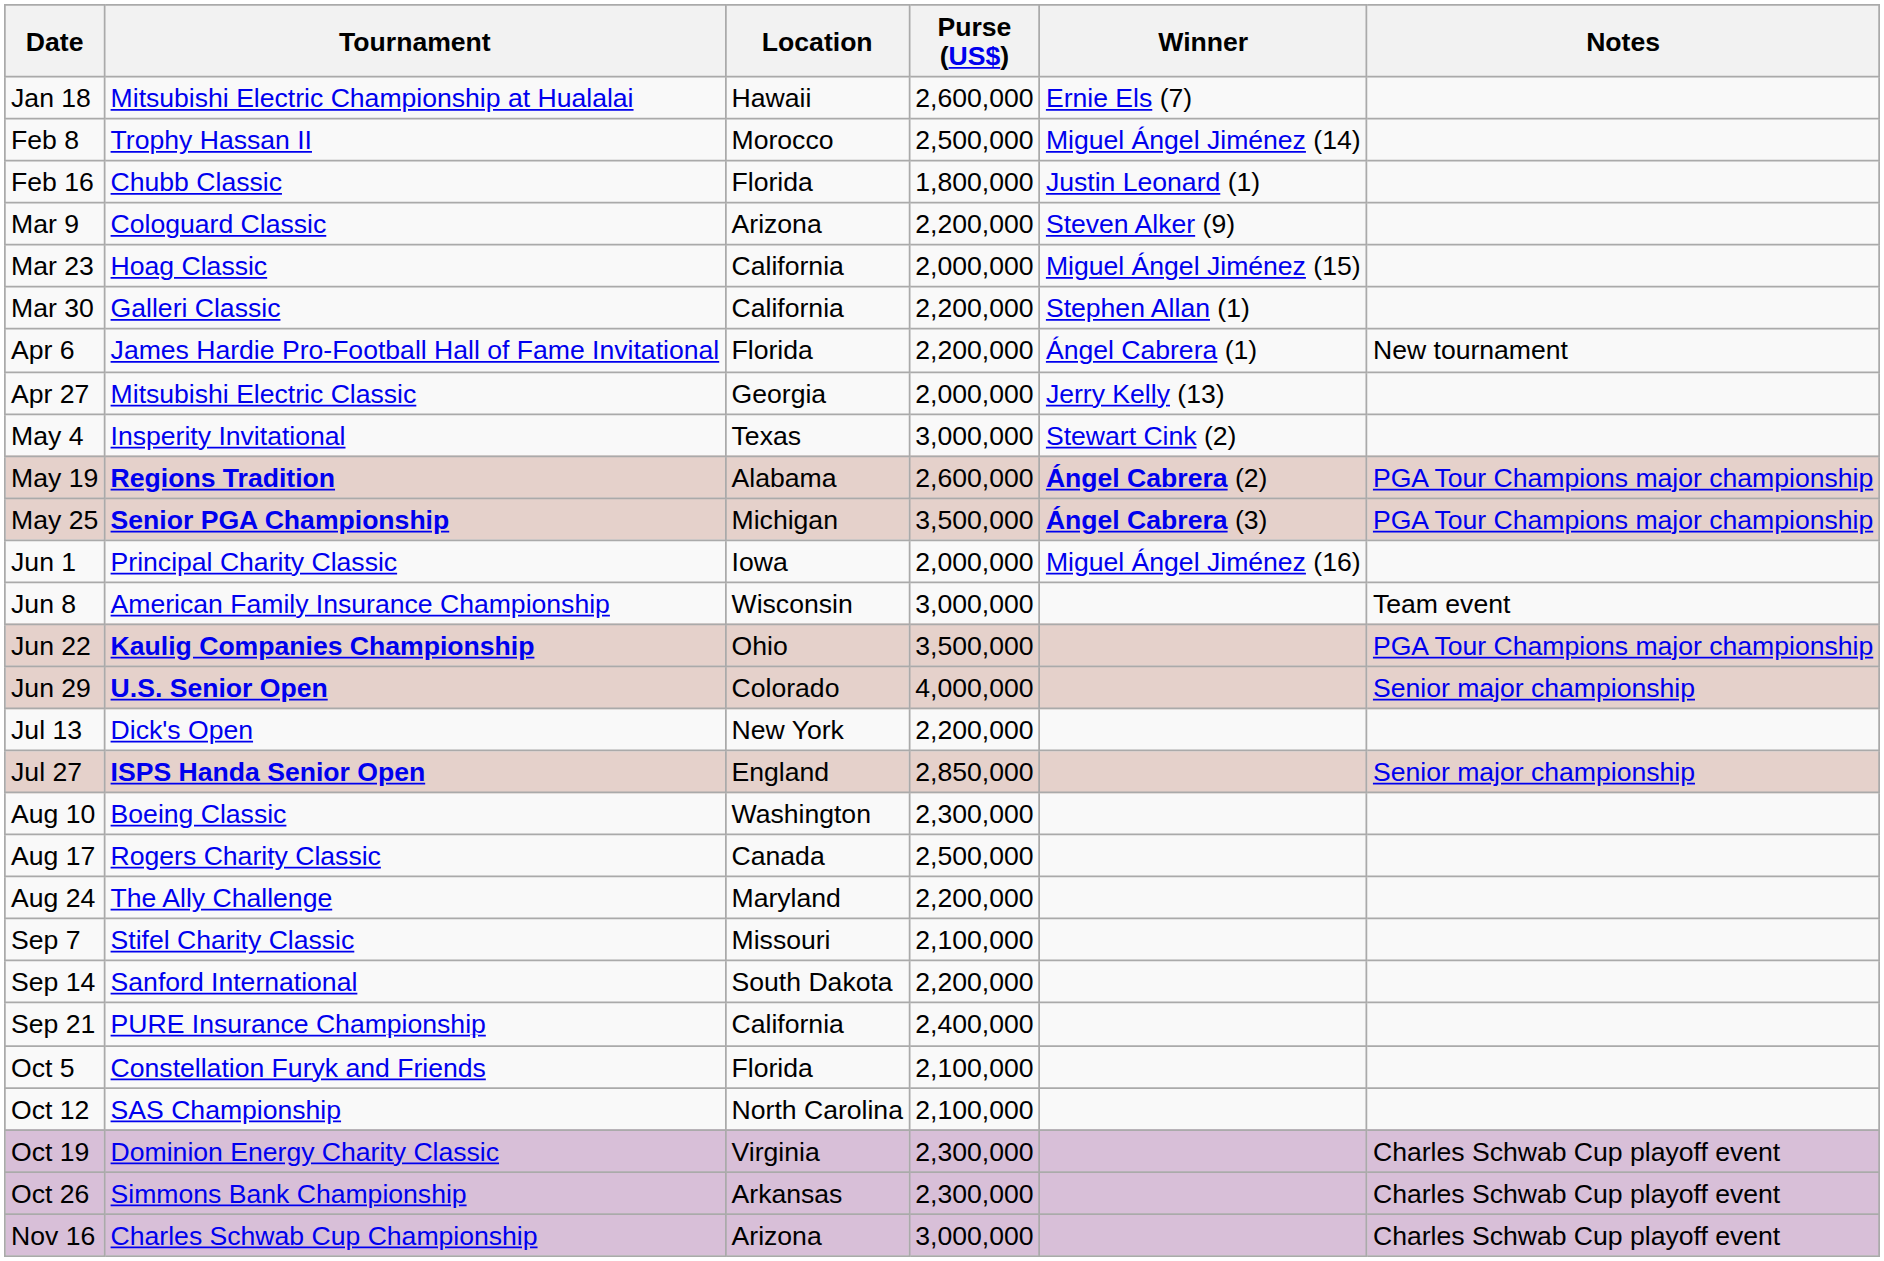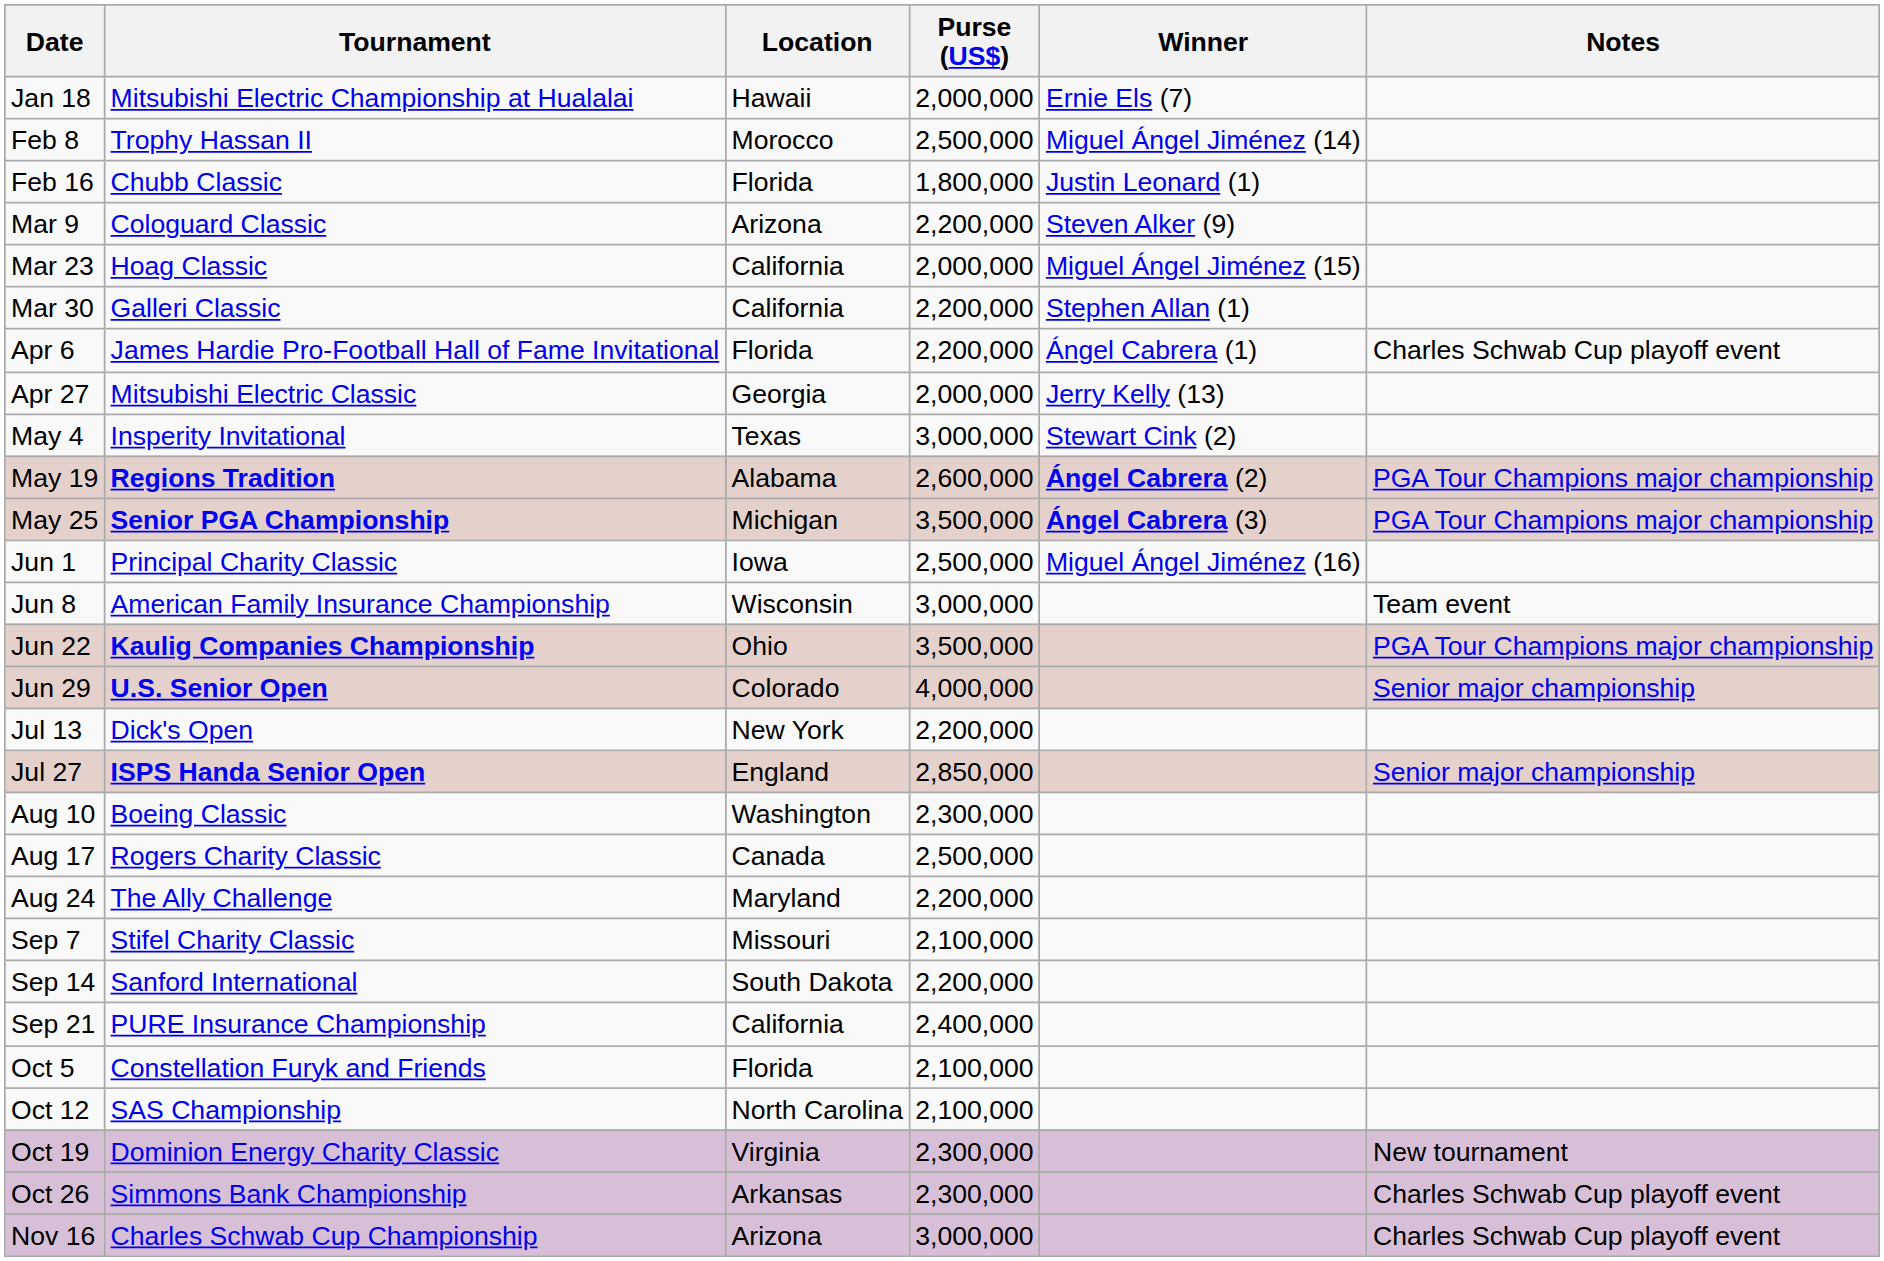(974, 98) 2,600,000 -> (974, 98) 2,000,000
(1470, 351) New tournament -> (1577, 351) Charles Schwab Cup playoff event
(974, 561) 2,000,000 -> (974, 561) 2,500,000
(1577, 1151) Charles Schwab Cup playoff event -> (1470, 1151) New tournament
